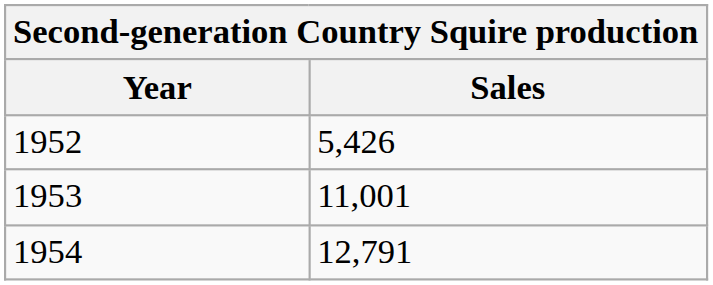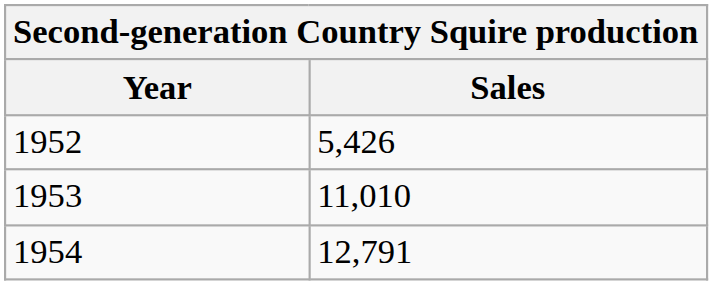(364, 196) 11,001 -> (364, 196) 11,010
